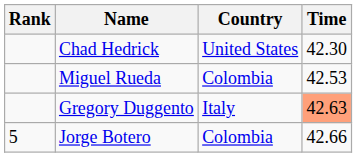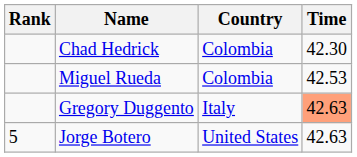(250, 49) United States -> (238, 49) Colombia
(238, 137) Colombia -> (250, 137) United States
(327, 137) 42.66 -> (327, 137) 42.63
